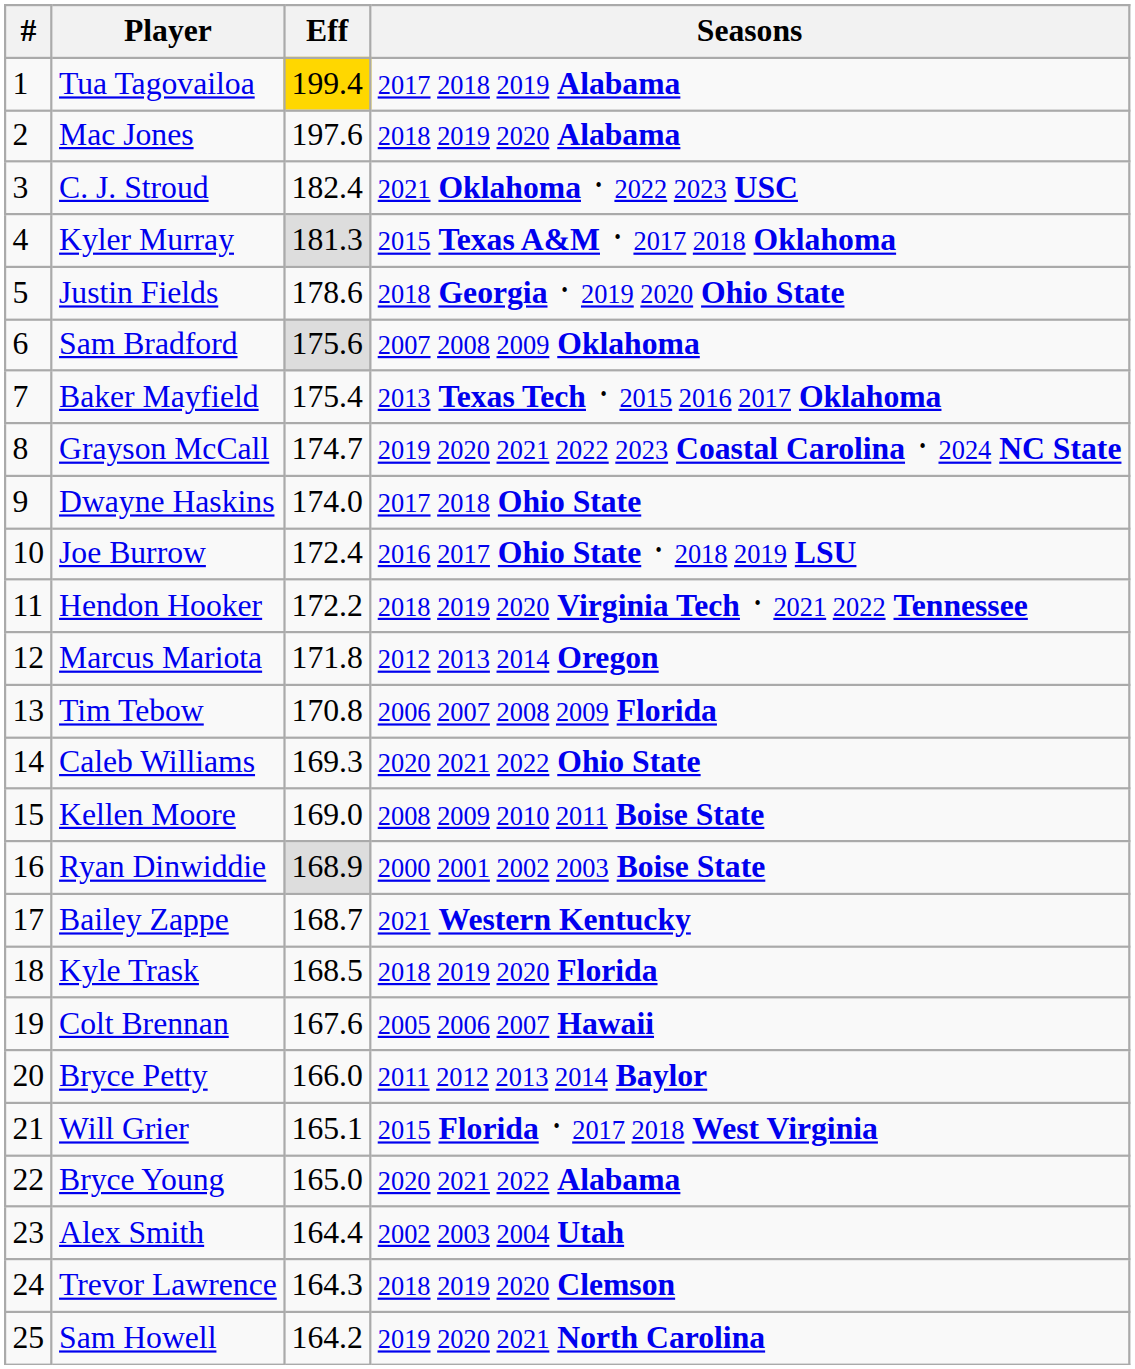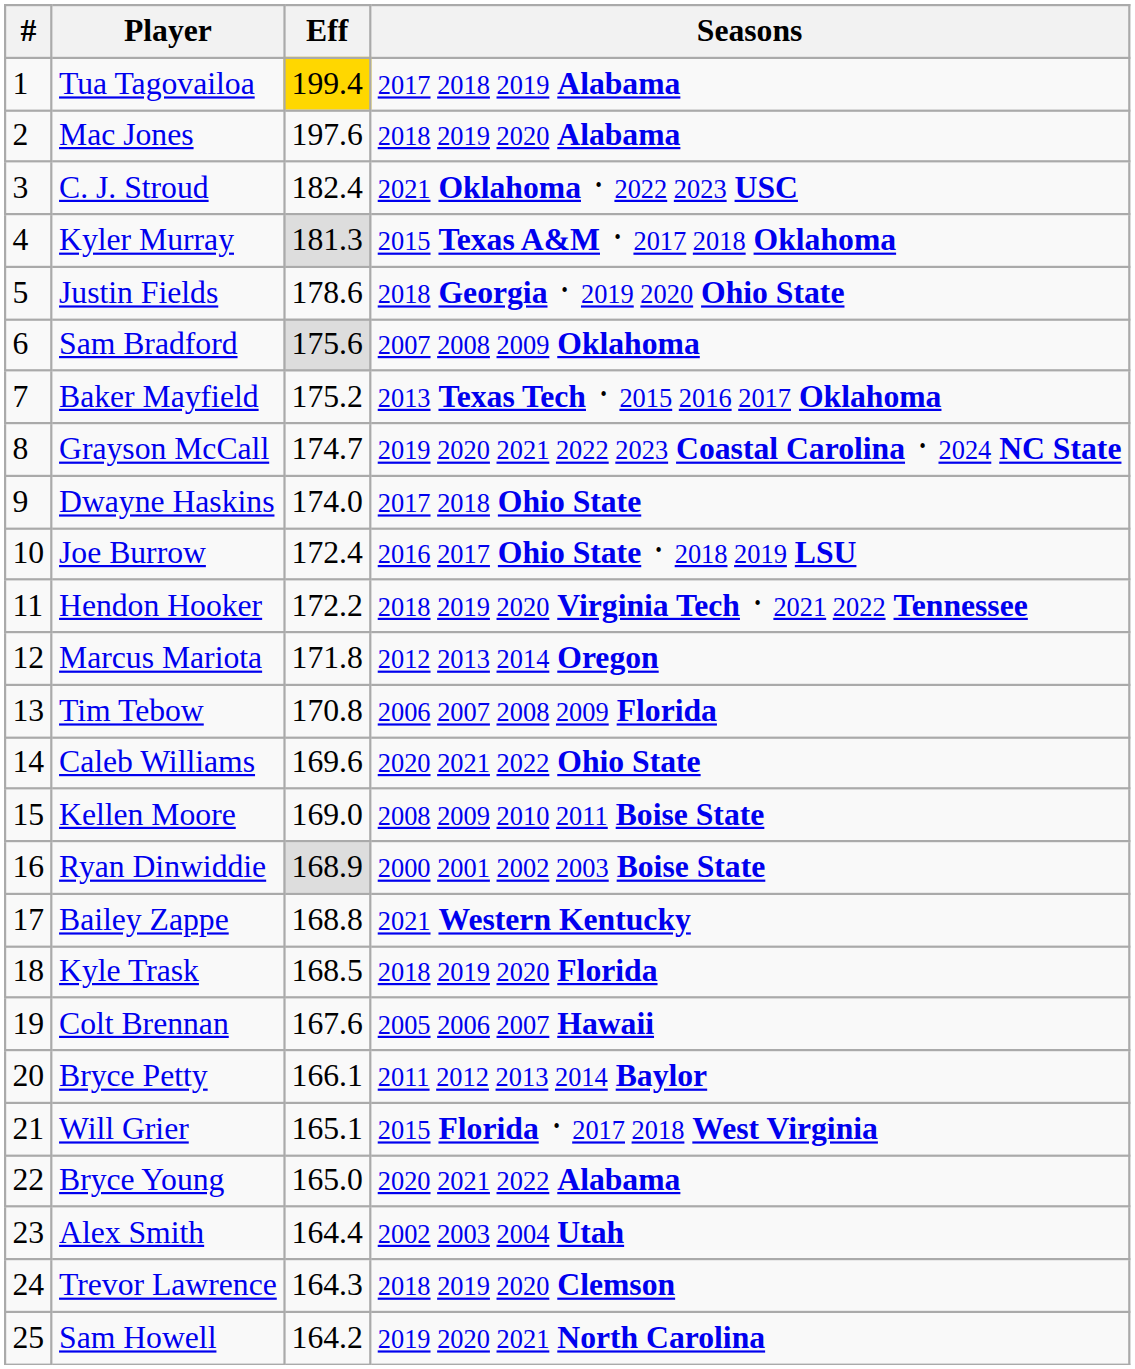(327, 396) 175.4 -> (327, 396) 175.2
(327, 762) 169.3 -> (327, 762) 169.6
(327, 919) 168.7 -> (327, 919) 168.8
(327, 1076) 166.0 -> (327, 1076) 166.1
